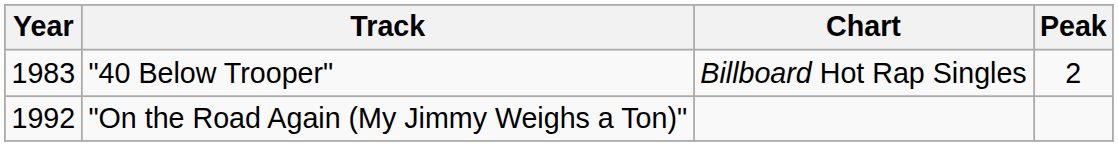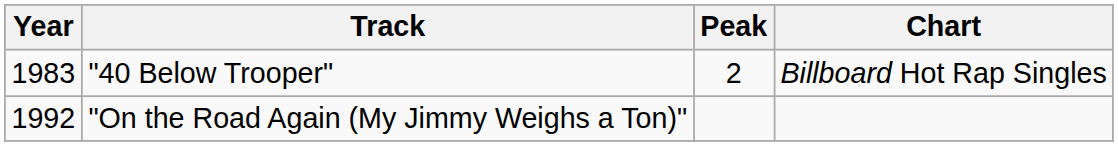columns swapped: (863, 27) <-> (1073, 27)
